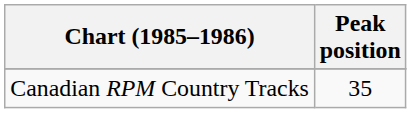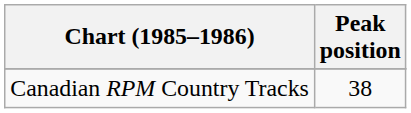(360, 88) 35 -> (360, 88) 38
